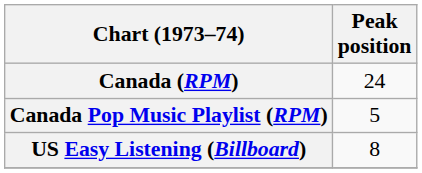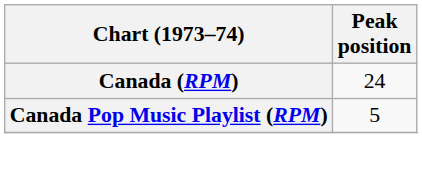- row: (169, 149)
